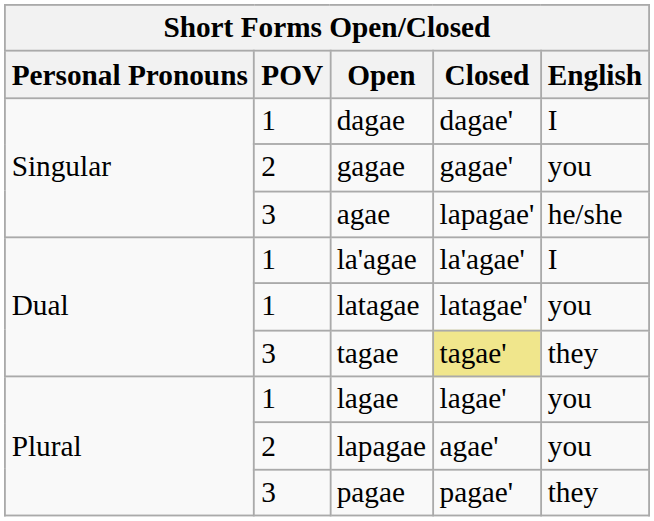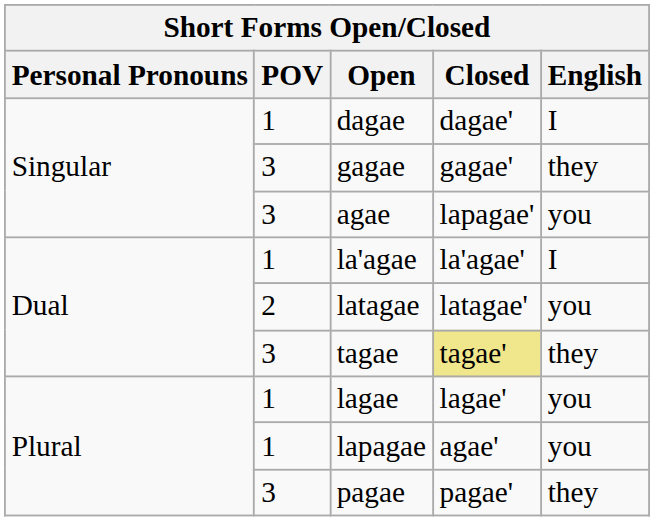(269, 167) 2 -> (269, 167) 3
(570, 167) you -> (573, 167) they
(585, 213) he/she -> (570, 213) you
(269, 306) 1 -> (269, 306) 2
(269, 445) 2 -> (269, 445) 1
